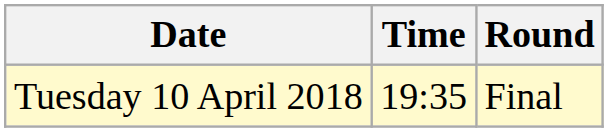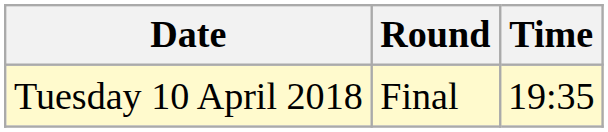columns swapped: (424, 34) <-> (540, 34)
